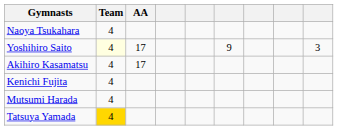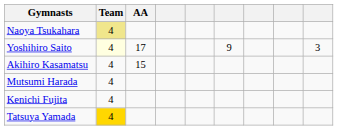(111, 30) no background -> (111, 30) khaki background
(141, 65) 17 -> (141, 65) 15
rows swapped: (37, 82) <-> (42, 99)
